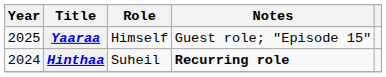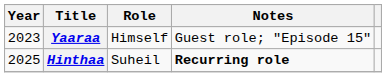(24, 38) 2025 -> (24, 38) 2023
(24, 60) 2024 -> (24, 60) 2025
